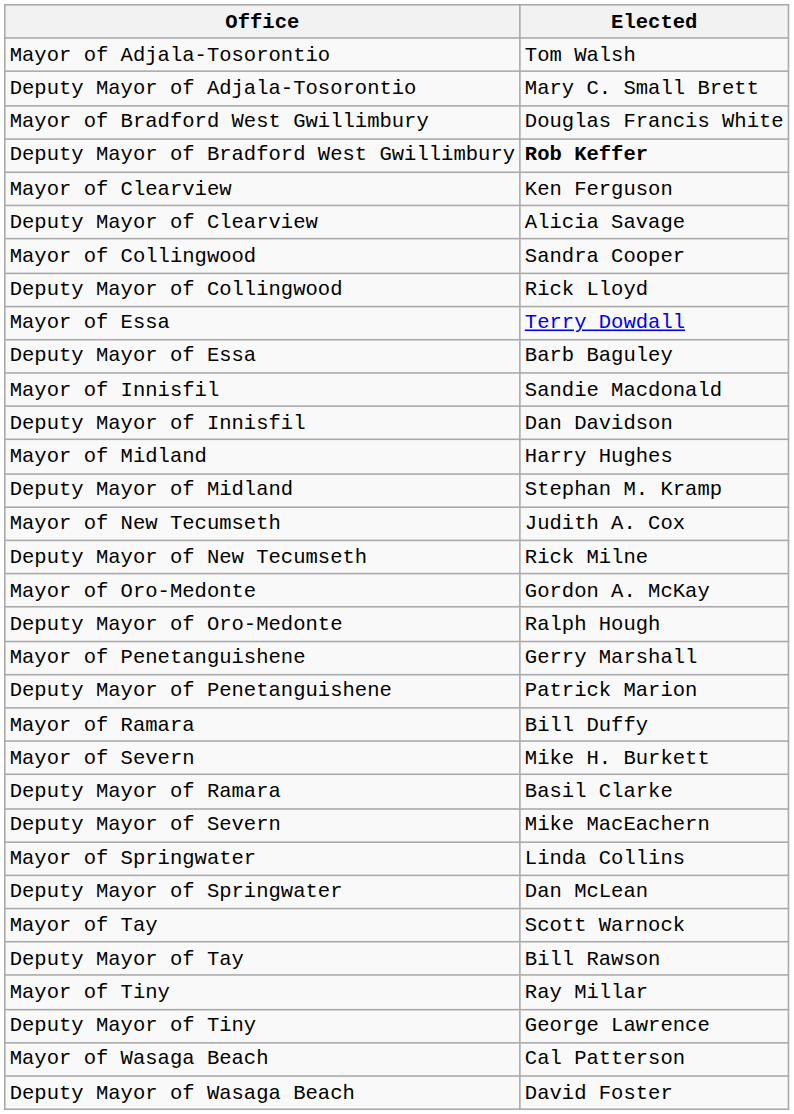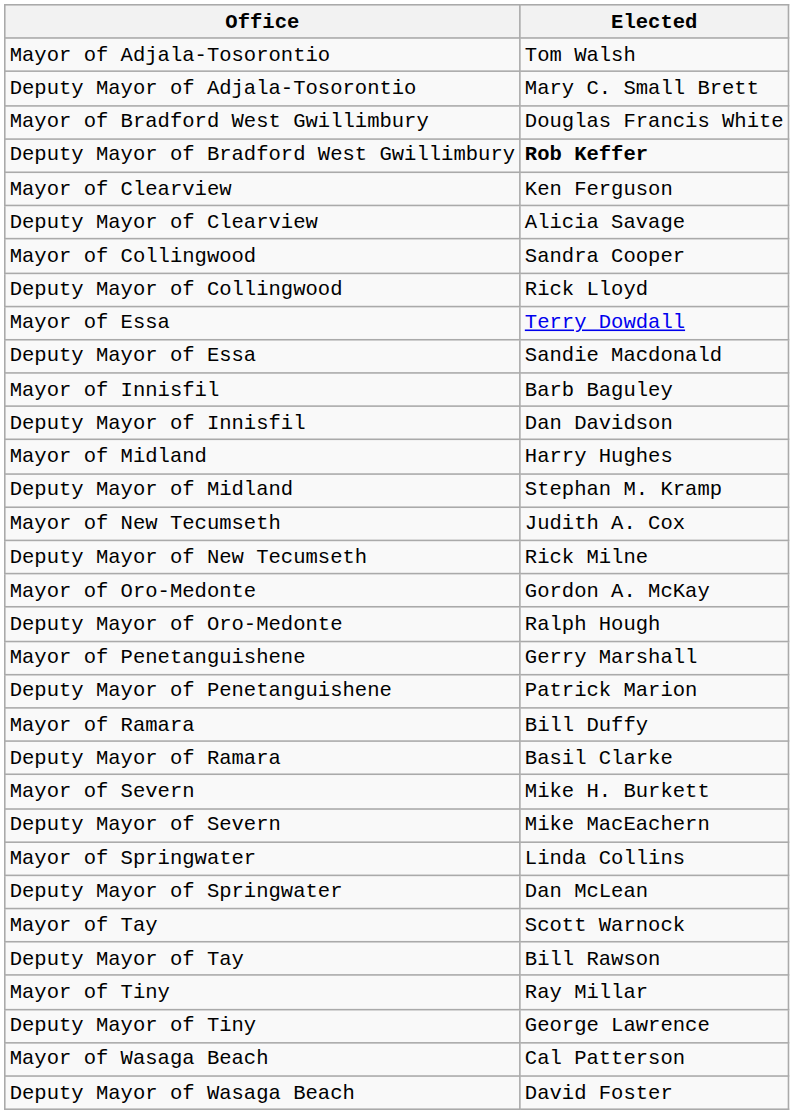(599, 356) Barb Baguley -> (623, 356) Sandie Macdonald
(623, 390) Sandie Macdonald -> (599, 390) Barb Baguley
rows swapped: (145, 791) <-> (102, 758)
